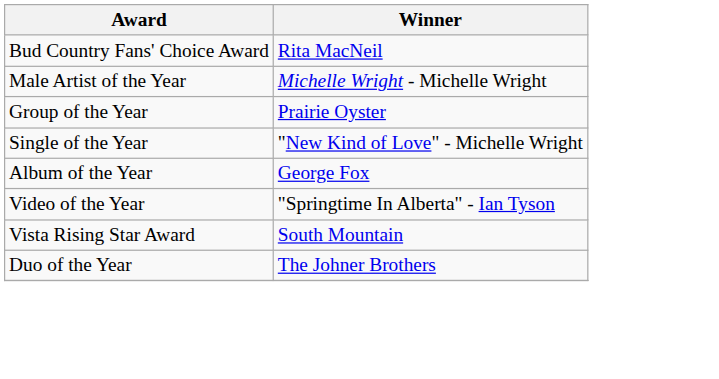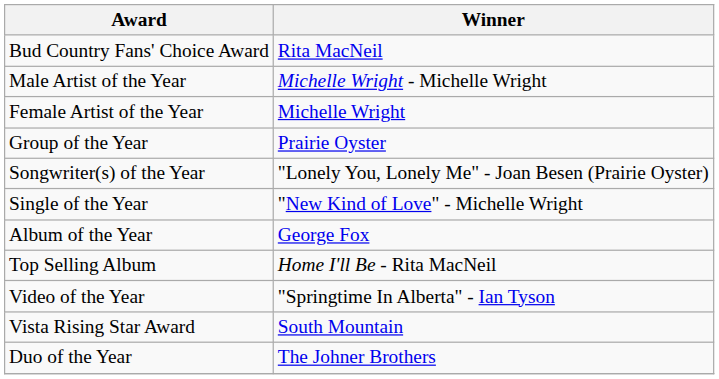+ row: (106, 111)
+ row: (107, 173)
+ row: (83, 265)
